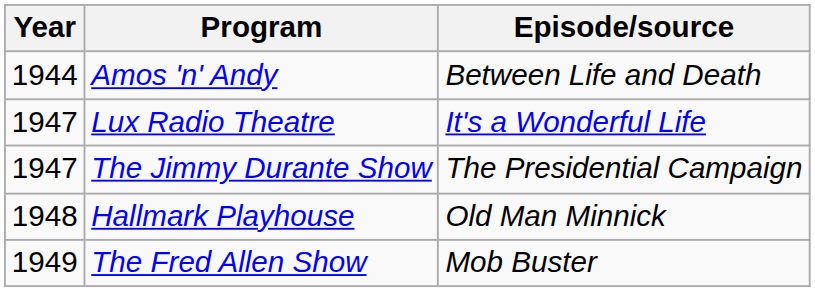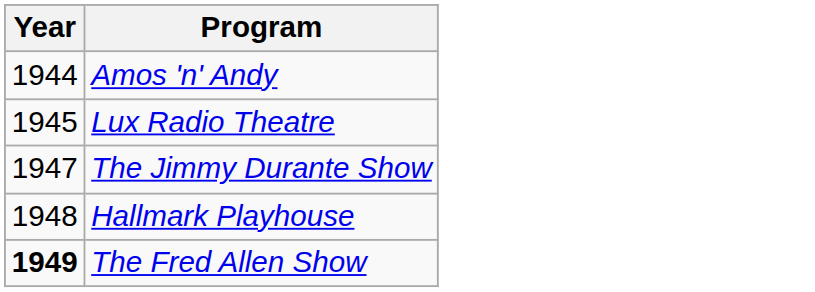- column: (624, 27)
(45, 121) 1947 -> (45, 121) 1945
(45, 262) normal -> (45, 262) bold
